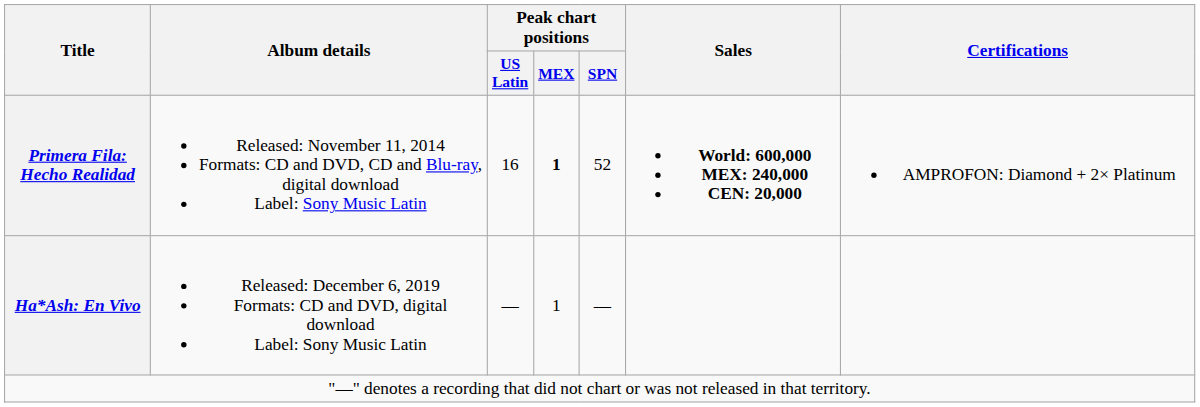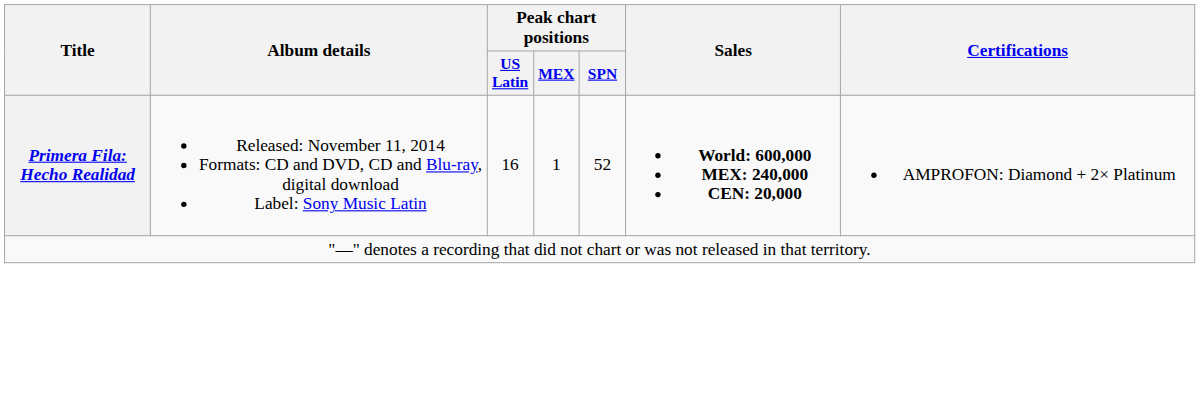(556, 165) bold -> (556, 165) normal
- row: (78, 304)
